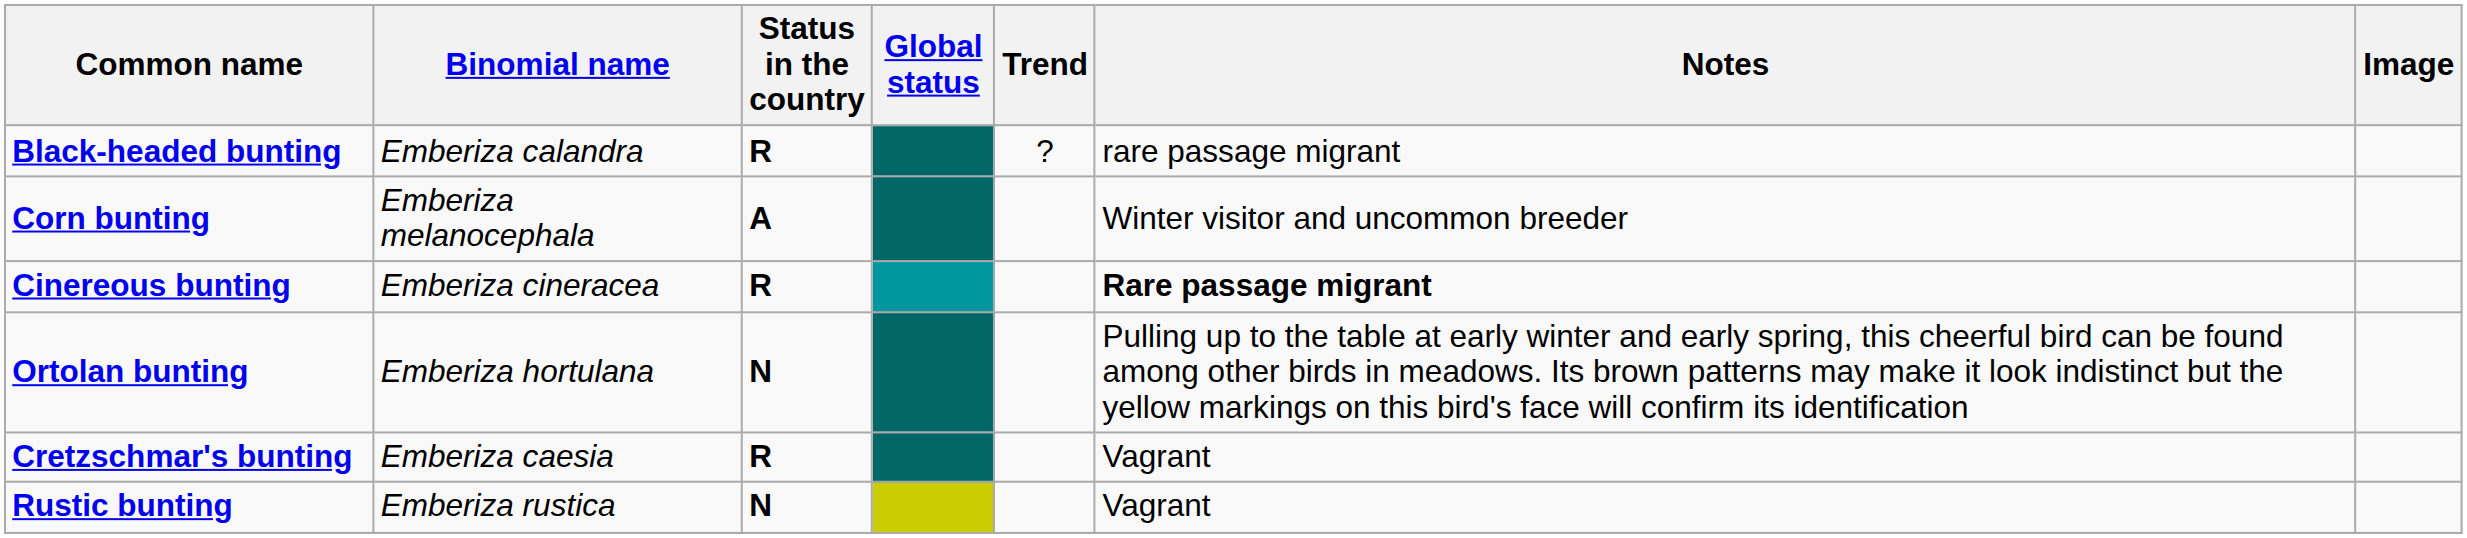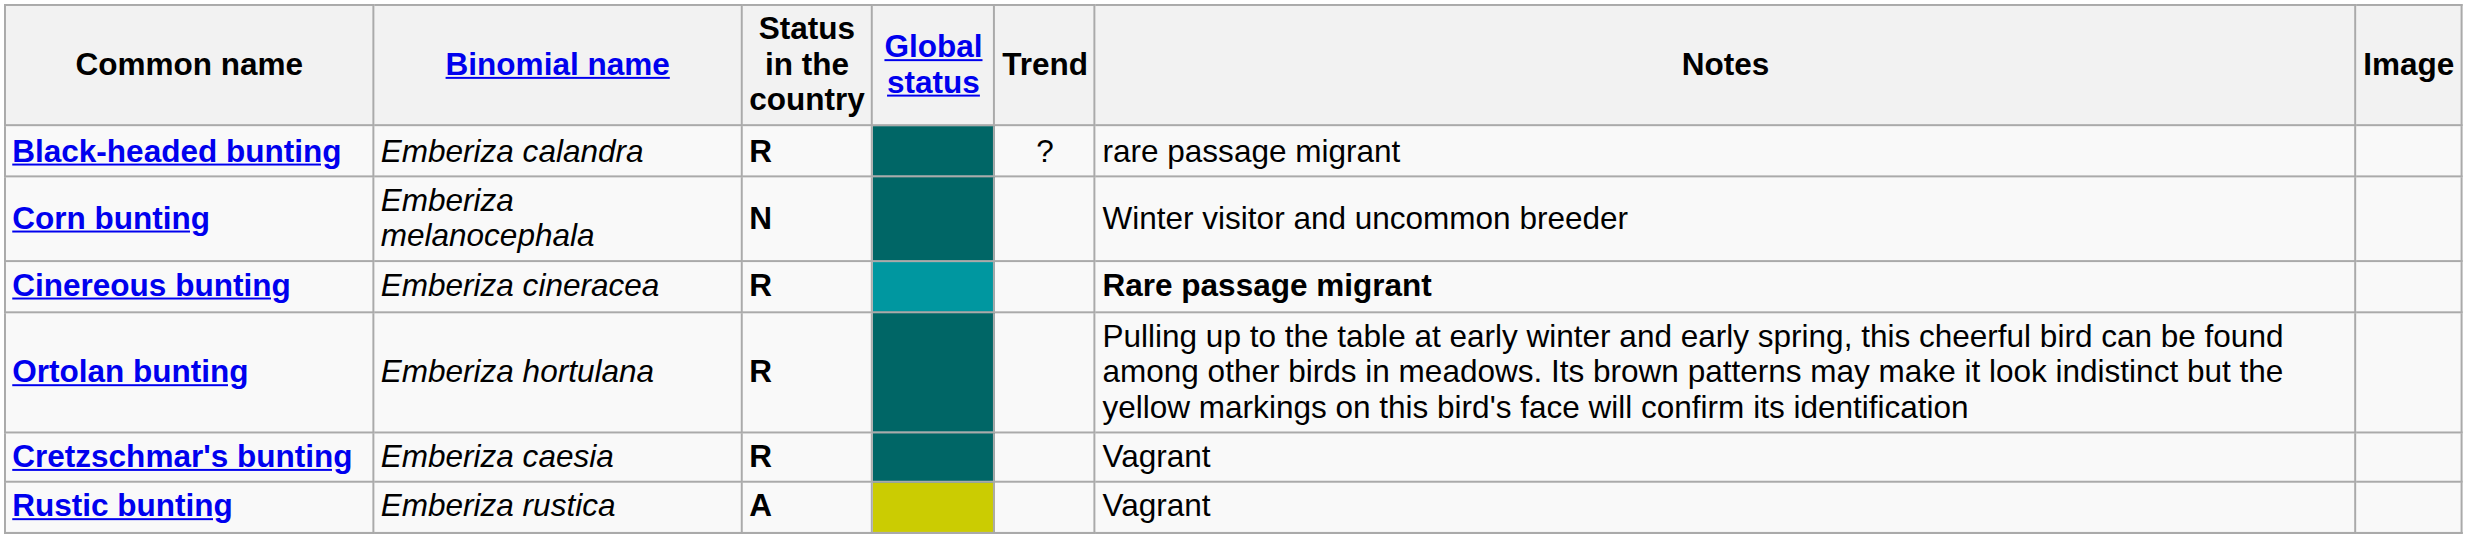(761, 218) A -> (761, 218) N
(761, 371) N -> (761, 371) R
(761, 506) N -> (761, 506) A
